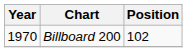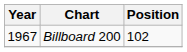(22, 36) 1970 -> (22, 36) 1967
